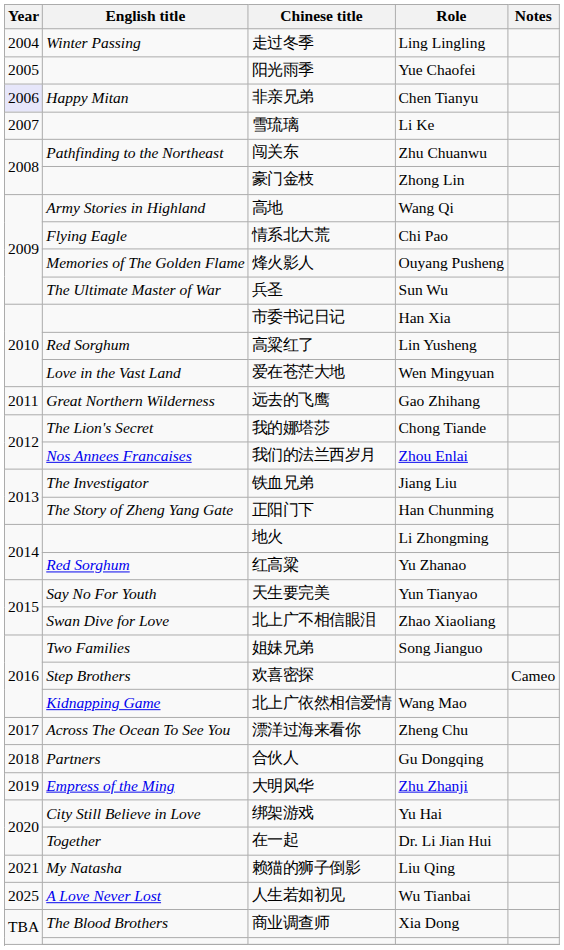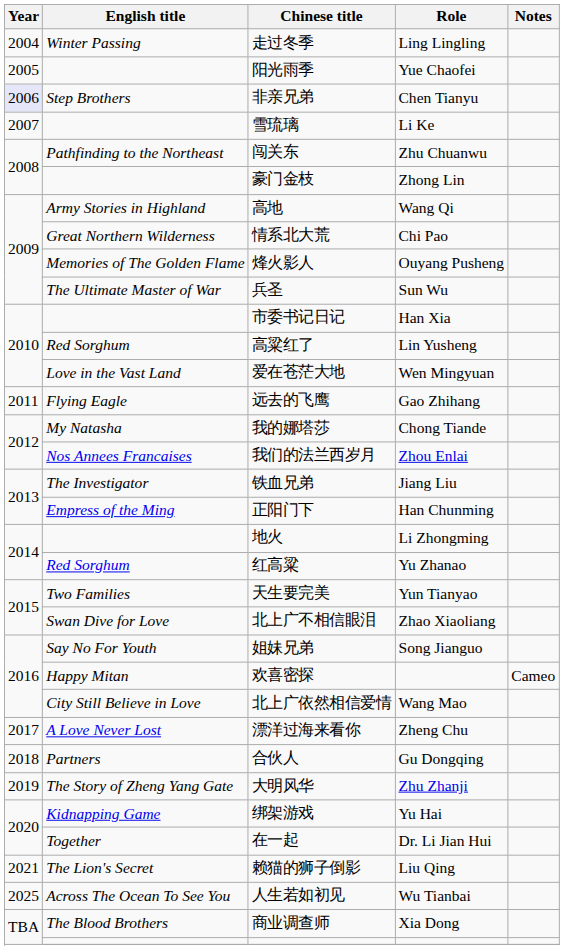(87, 97) Happy Mitan -> (88, 97) Step Brothers
(87, 235) Flying Eagle -> (130, 235) Great Northern Wilderness
(130, 400) Great Northern Wilderness -> (87, 400) Flying Eagle
(100, 428) The Lion's Secret -> (84, 428) My Natasha
(140, 510) The Story of Zheng Yang Gate -> (110, 510) Empress of the Ming
(101, 593) Say No For Youth -> (88, 593) Two Families
(88, 648) Two Families -> (101, 648) Say No For Youth
(88, 675) Step Brothers -> (87, 675) Happy Mitan
(103, 703) Kidnapping Game -> (123, 703) City Still Believe in Love
(138, 730) Across The Ocean To See You -> (104, 730) A Love Never Lost
(110, 786) Empress of the Ming -> (140, 786) The Story of Zheng Yang Gate
(123, 813) City Still Believe in Love -> (103, 813) Kidnapping Game
(84, 868) My Natasha -> (100, 868) The Lion's Secret
(104, 896) A Love Never Lost -> (138, 896) Across The Ocean To See You
